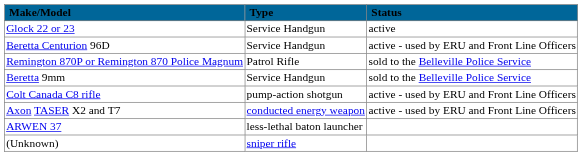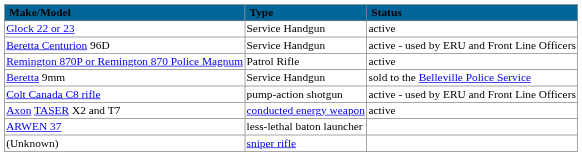(450, 61) sold to the Belleville Police Service -> (382, 61) active
(472, 110) active - used by ERU and Front Line Officers -> (382, 110) active
